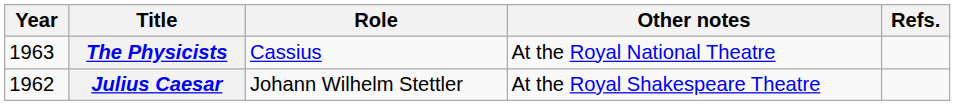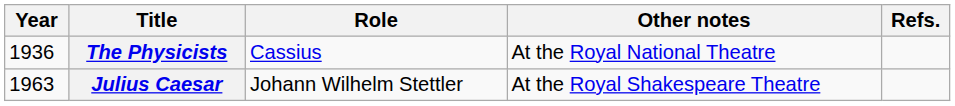(32, 52) 1963 -> (32, 52) 1936
(32, 84) 1962 -> (32, 84) 1963
